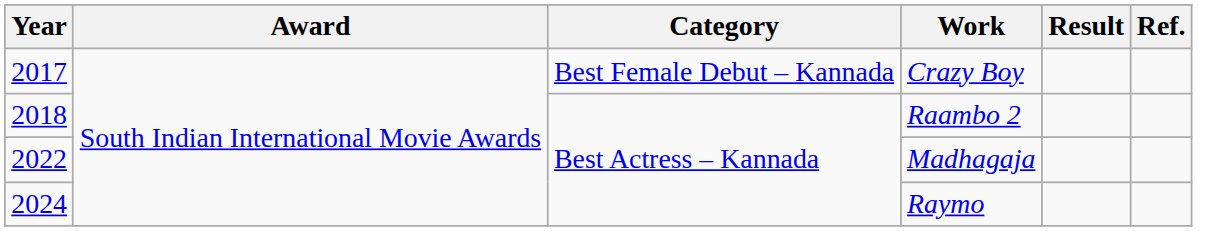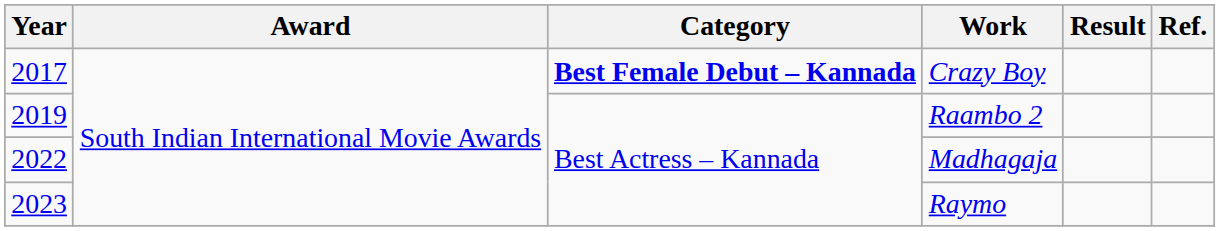(724, 70) normal -> (735, 70) bold
(39, 114) 2018 -> (39, 114) 2019
(39, 203) 2024 -> (39, 203) 2023
